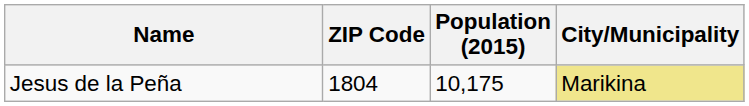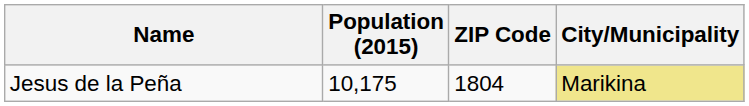columns swapped: (493, 34) <-> (377, 34)
